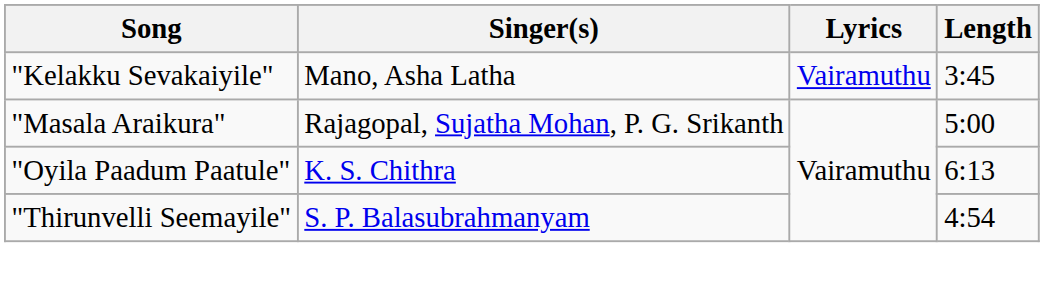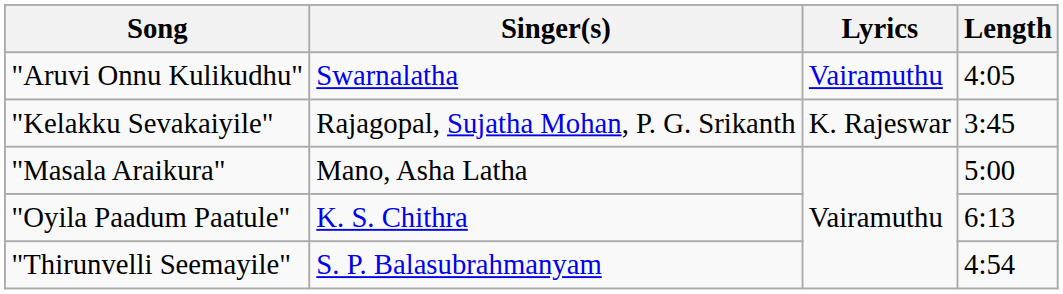+ row: (157, 75)
(410, 75) Mano, Asha Latha -> (556, 123) Rajagopal, Sujatha Mohan, P. G. Srikanth
(864, 75) Vairamuthu -> (880, 123) K. Rajeswar
(544, 123) Rajagopal, Sujatha Mohan, P. G. Srikanth -> (422, 170) Mano, Asha Latha
